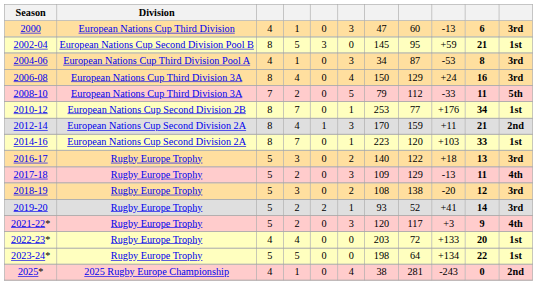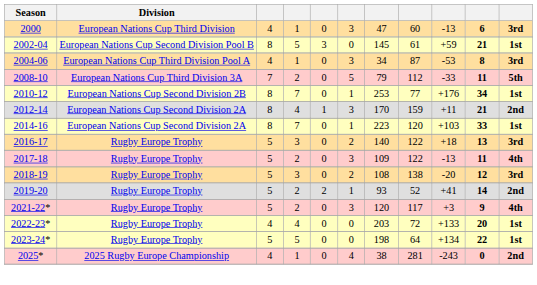(415, 45) 95 -> (415, 45) 61
- row: (31, 77)
(415, 175) 129 -> (415, 158) 122
(516, 207) 3rd -> (516, 191) 2nd
